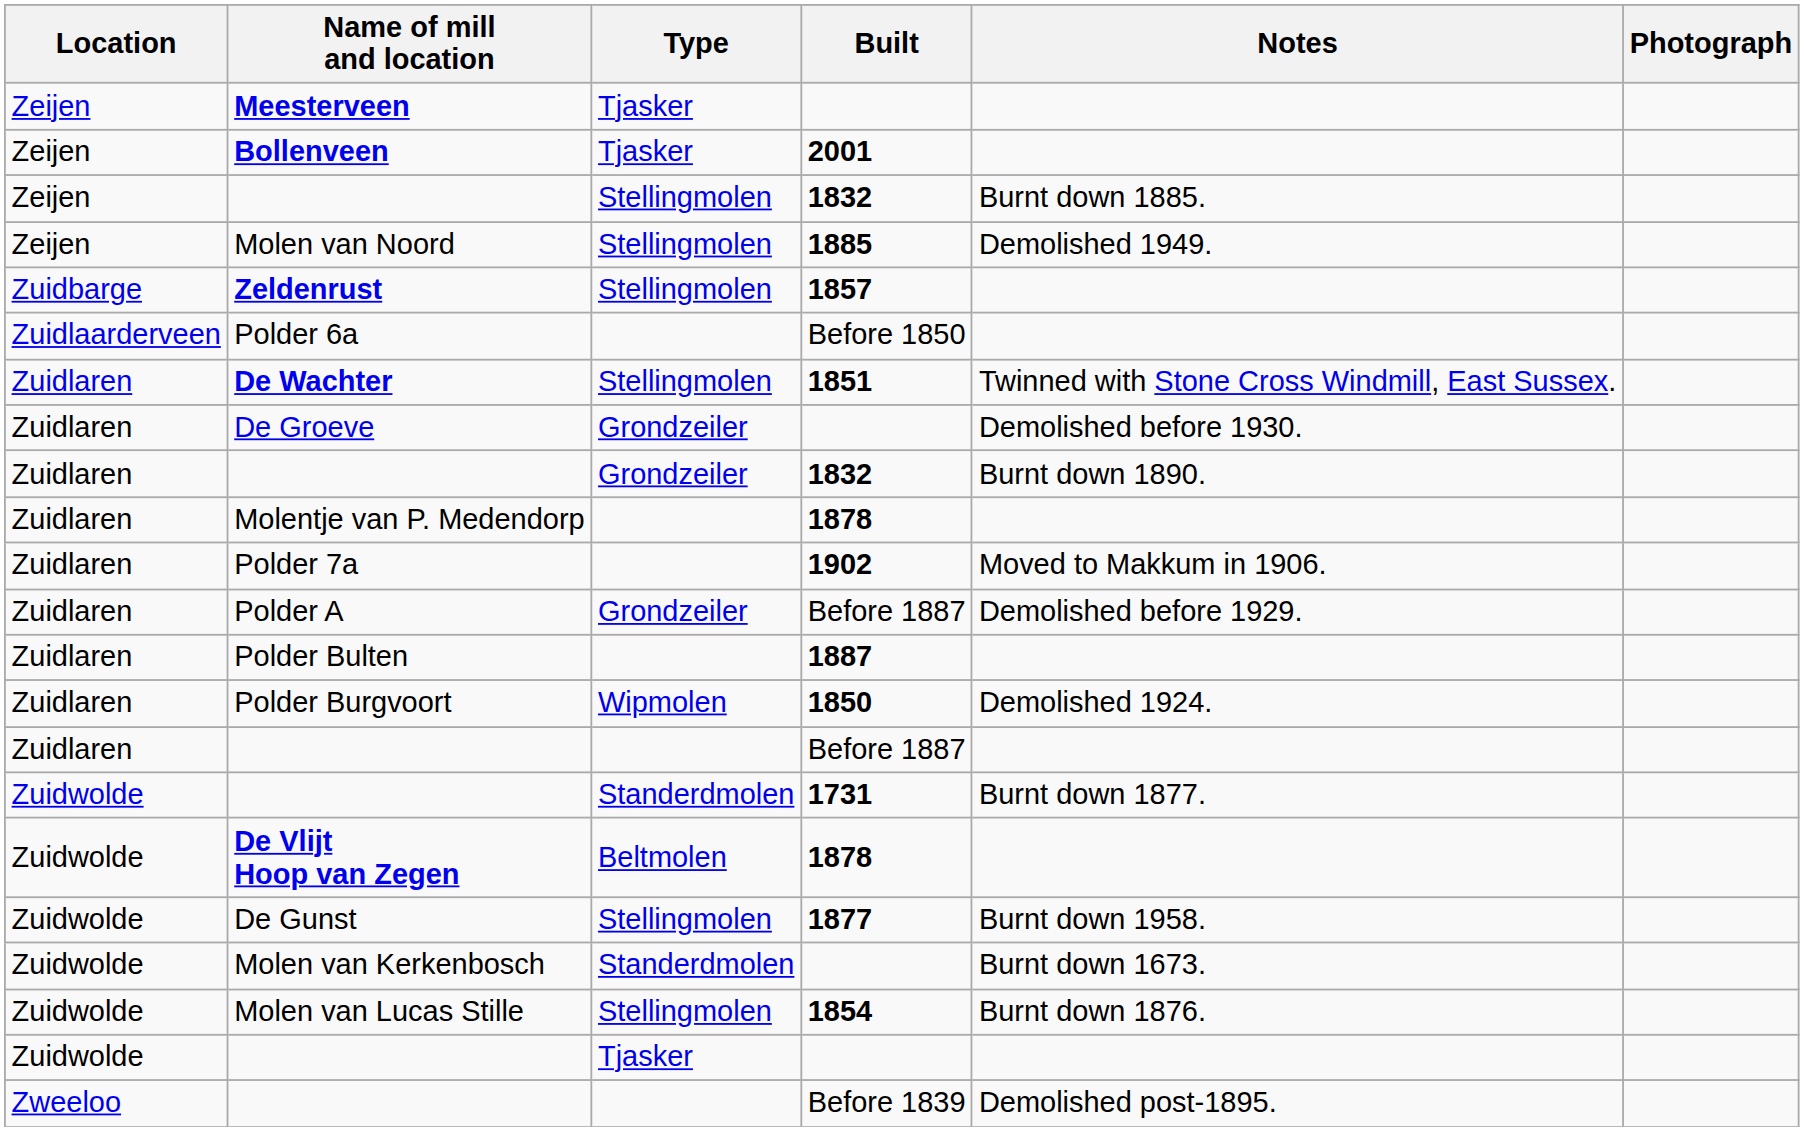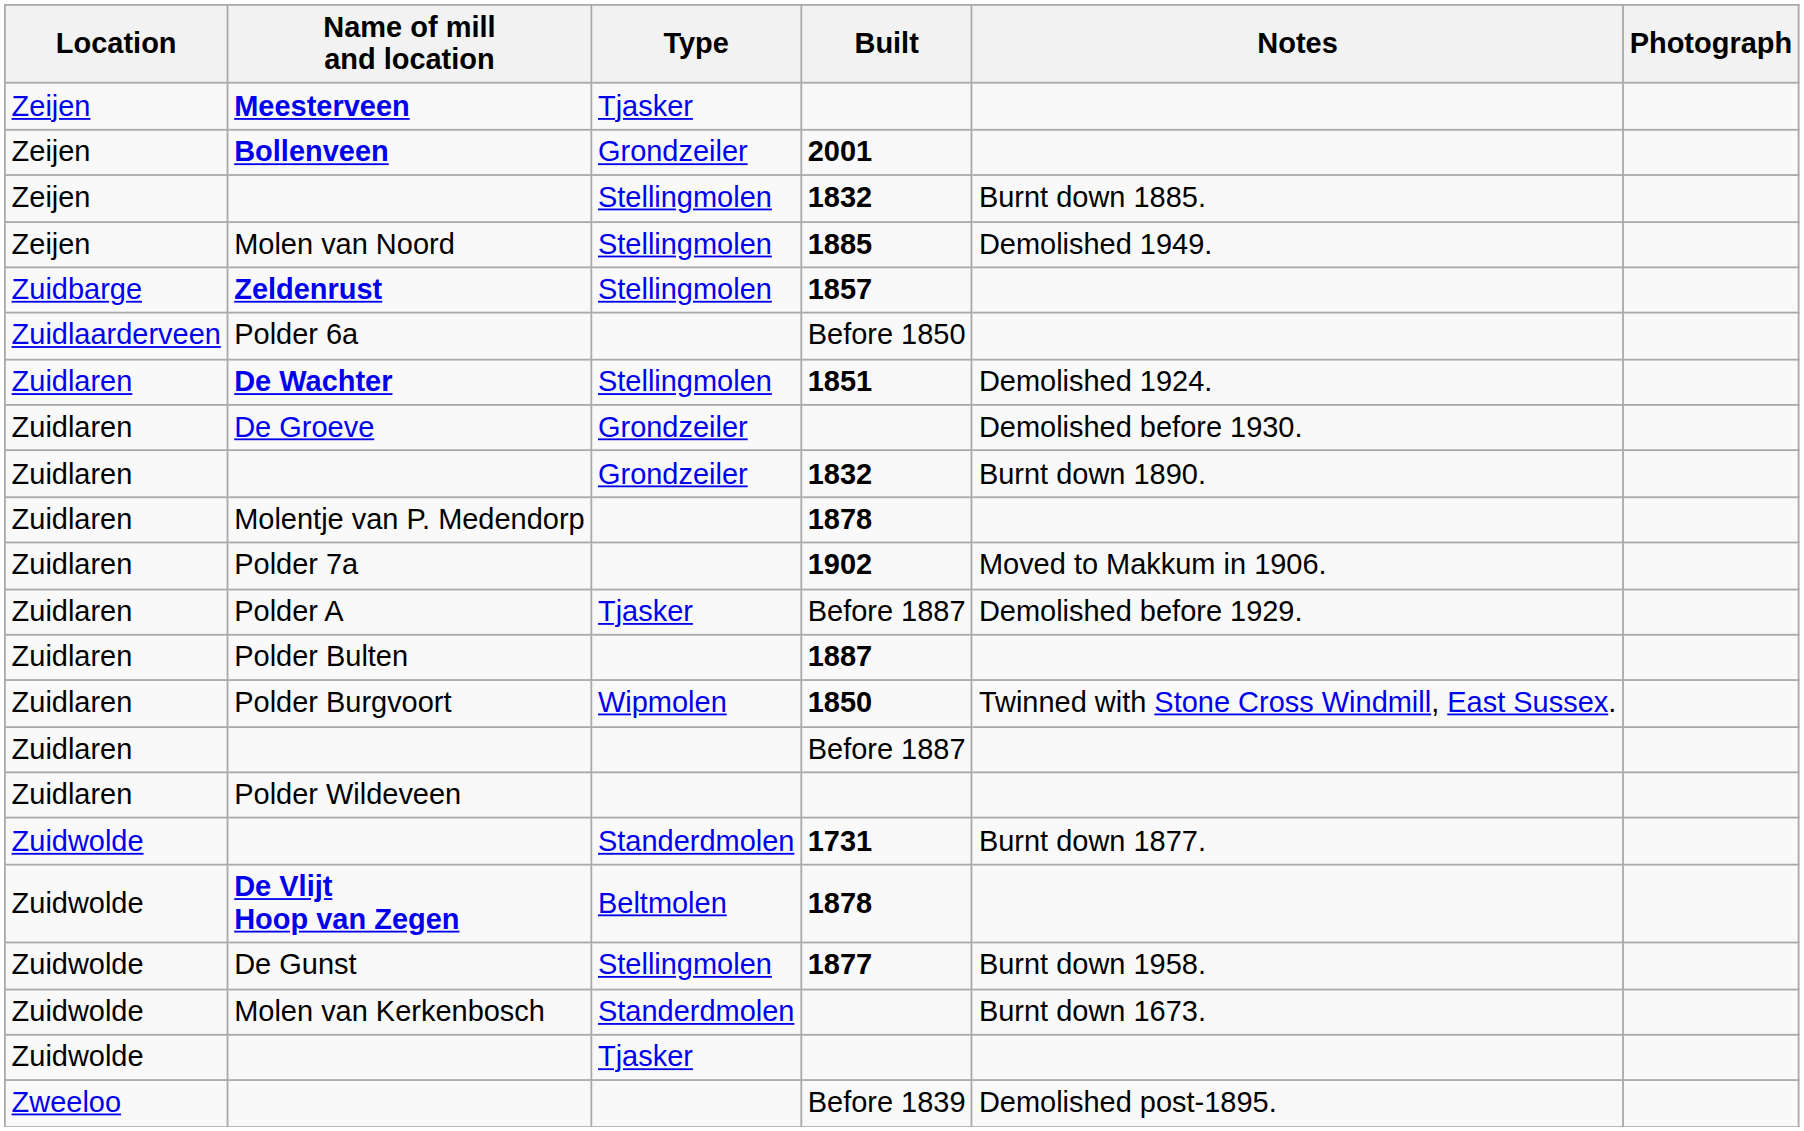(645, 151) Tjasker -> (673, 151) Grondzeiler
(1298, 381) Twinned with Stone Cross Windmill, East Sussex. -> (1096, 381) Demolished 1924.
(673, 611) Grondzeiler -> (645, 611) Tjasker
(1096, 703) Demolished 1924. -> (1298, 703) Twinned with Stone Cross Windmill, East Sussex.
+ row: (348, 794)
- row: (379, 1011)
